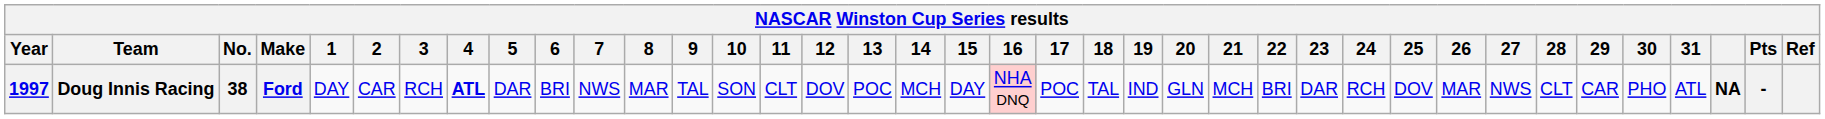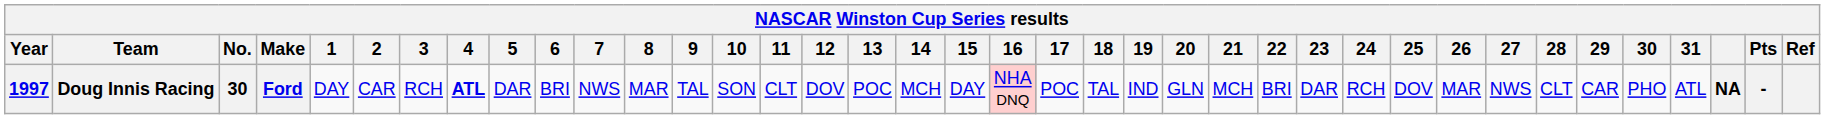(237, 89) 38 -> (237, 89) 30
